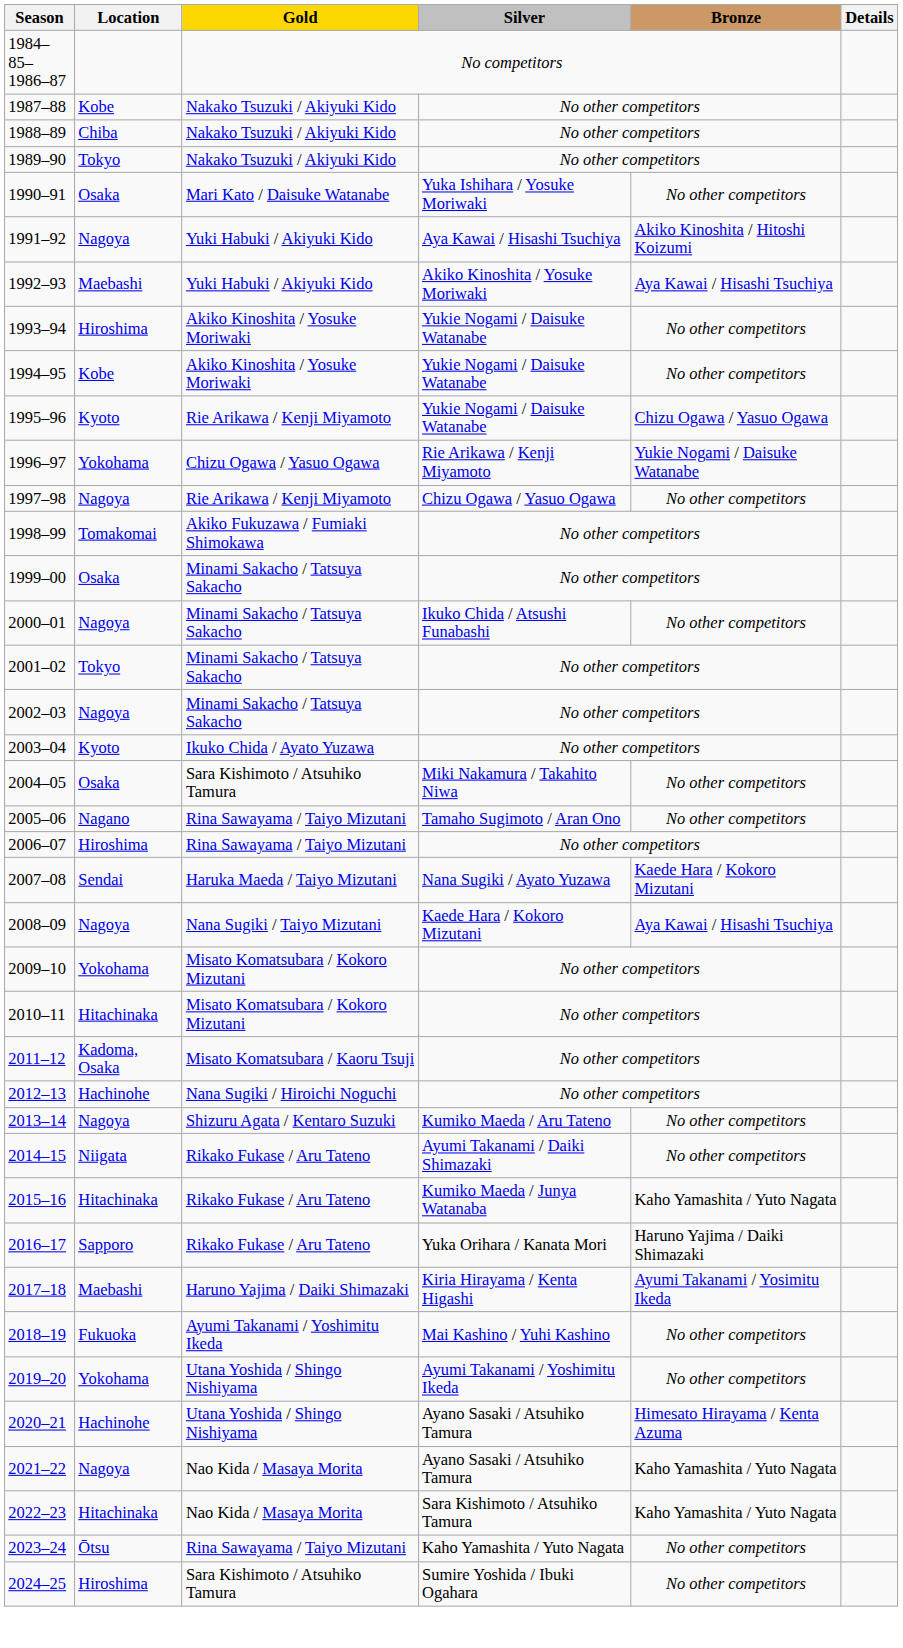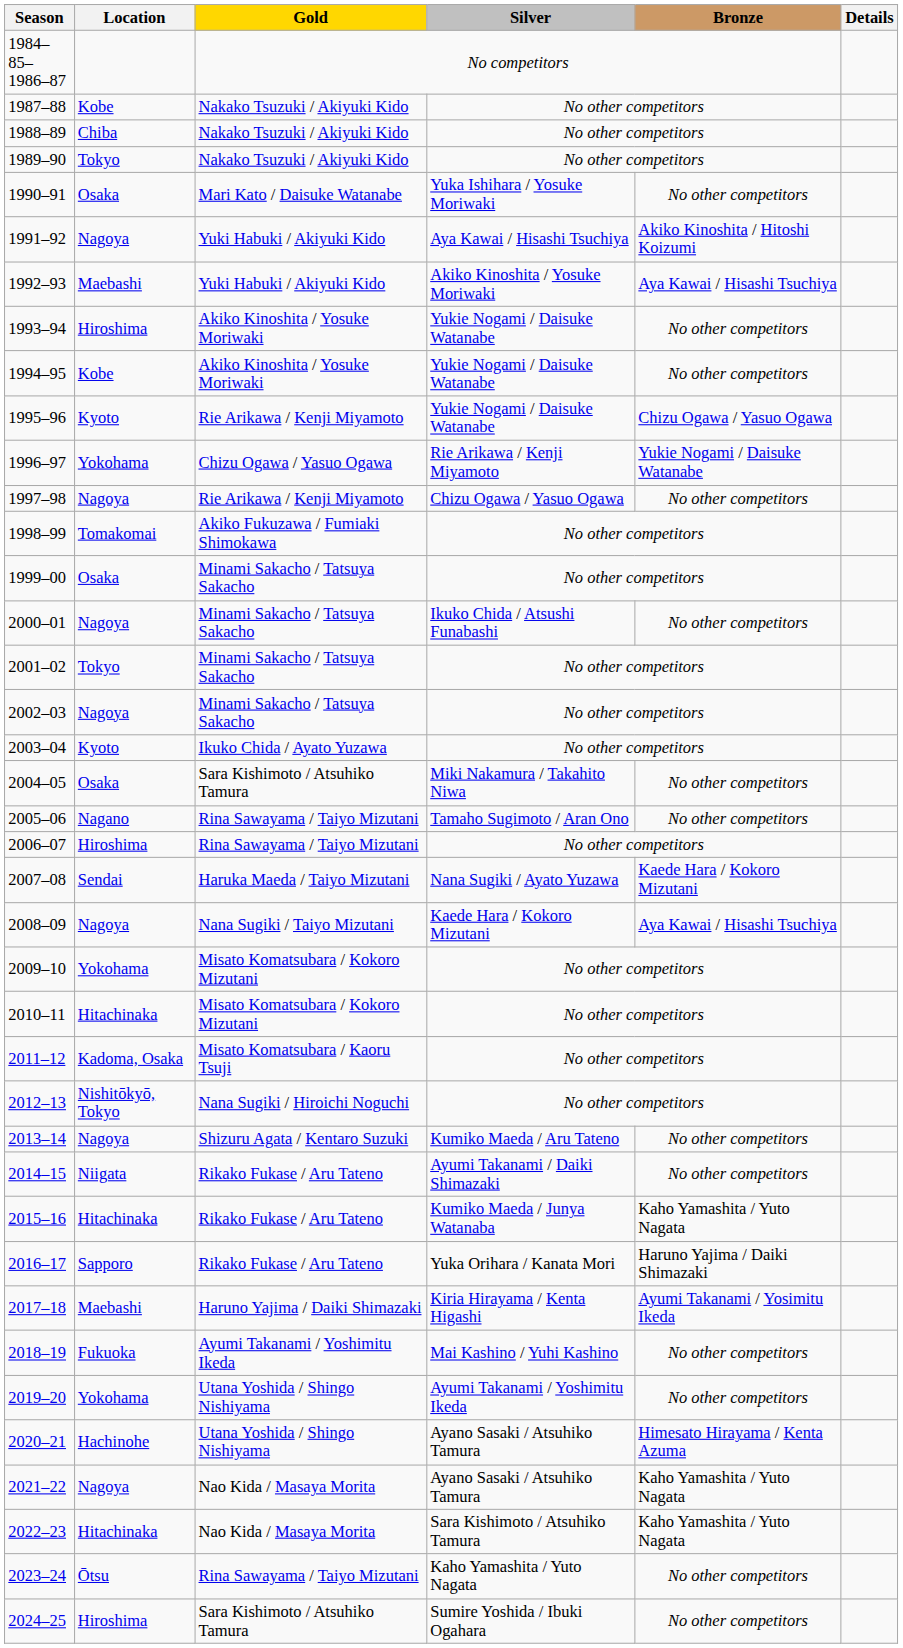(114, 1094) Hachinohe -> (117, 1103) Nishitōkyō, Tokyo
